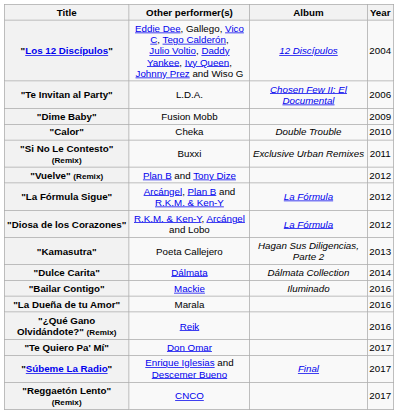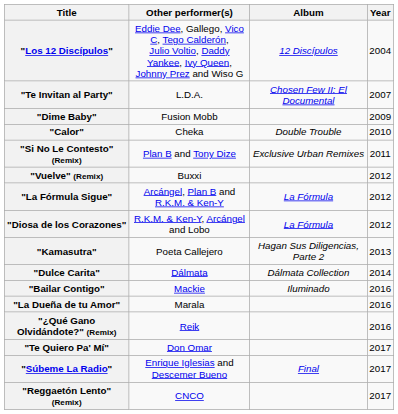(380, 95) 2006 -> (380, 95) 2007
(189, 154) Buxxi -> (189, 154) Plan B and Tony Dize
(189, 175) Plan B and Tony Dize -> (189, 175) Buxxi
